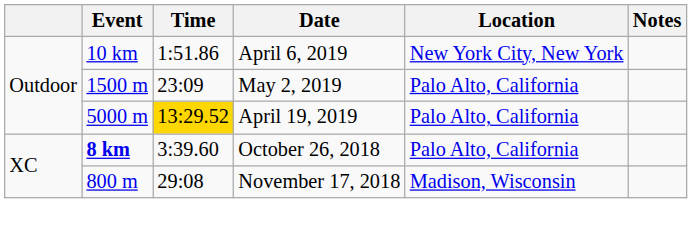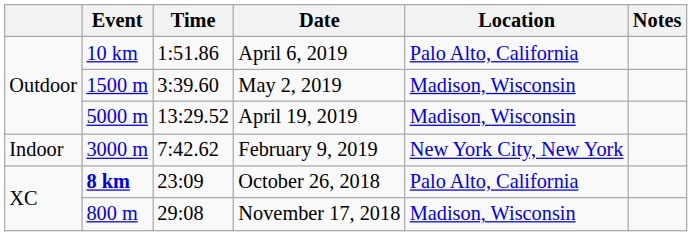(517, 52) New York City, New York -> (494, 52) Palo Alto, California
(180, 85) 23:09 -> (188, 85) 3:39.60
(494, 85) Palo Alto, California -> (493, 85) Madison, Wisconsin
(193, 117) gold background -> (193, 117) no background
(494, 117) Palo Alto, California -> (493, 117) Madison, Wisconsin
+ row: (308, 149)
(188, 149) 3:39.60 -> (180, 181) 23:09
